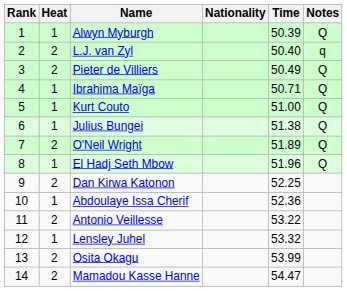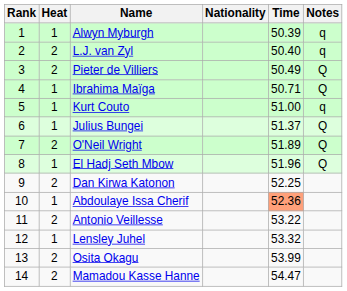(323, 32) Q -> (323, 32) q
(323, 107) Q -> (323, 107) q
(286, 126) 51.38 -> (286, 126) 51.37
(286, 201) no background -> (286, 201) lightsalmon background
